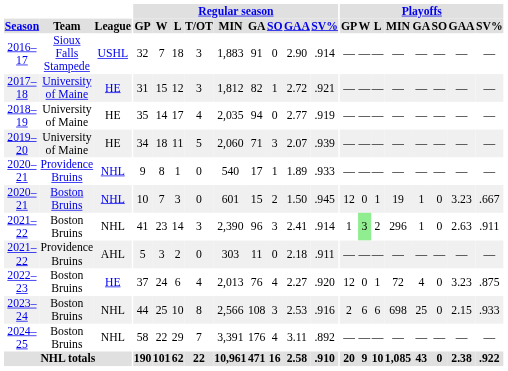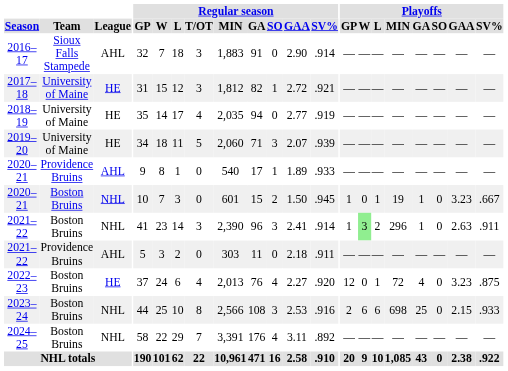(113, 53) USHL -> (113, 53) AHL
(113, 171) NHL -> (113, 171) AHL
(349, 199) 12 -> (349, 199) 1
